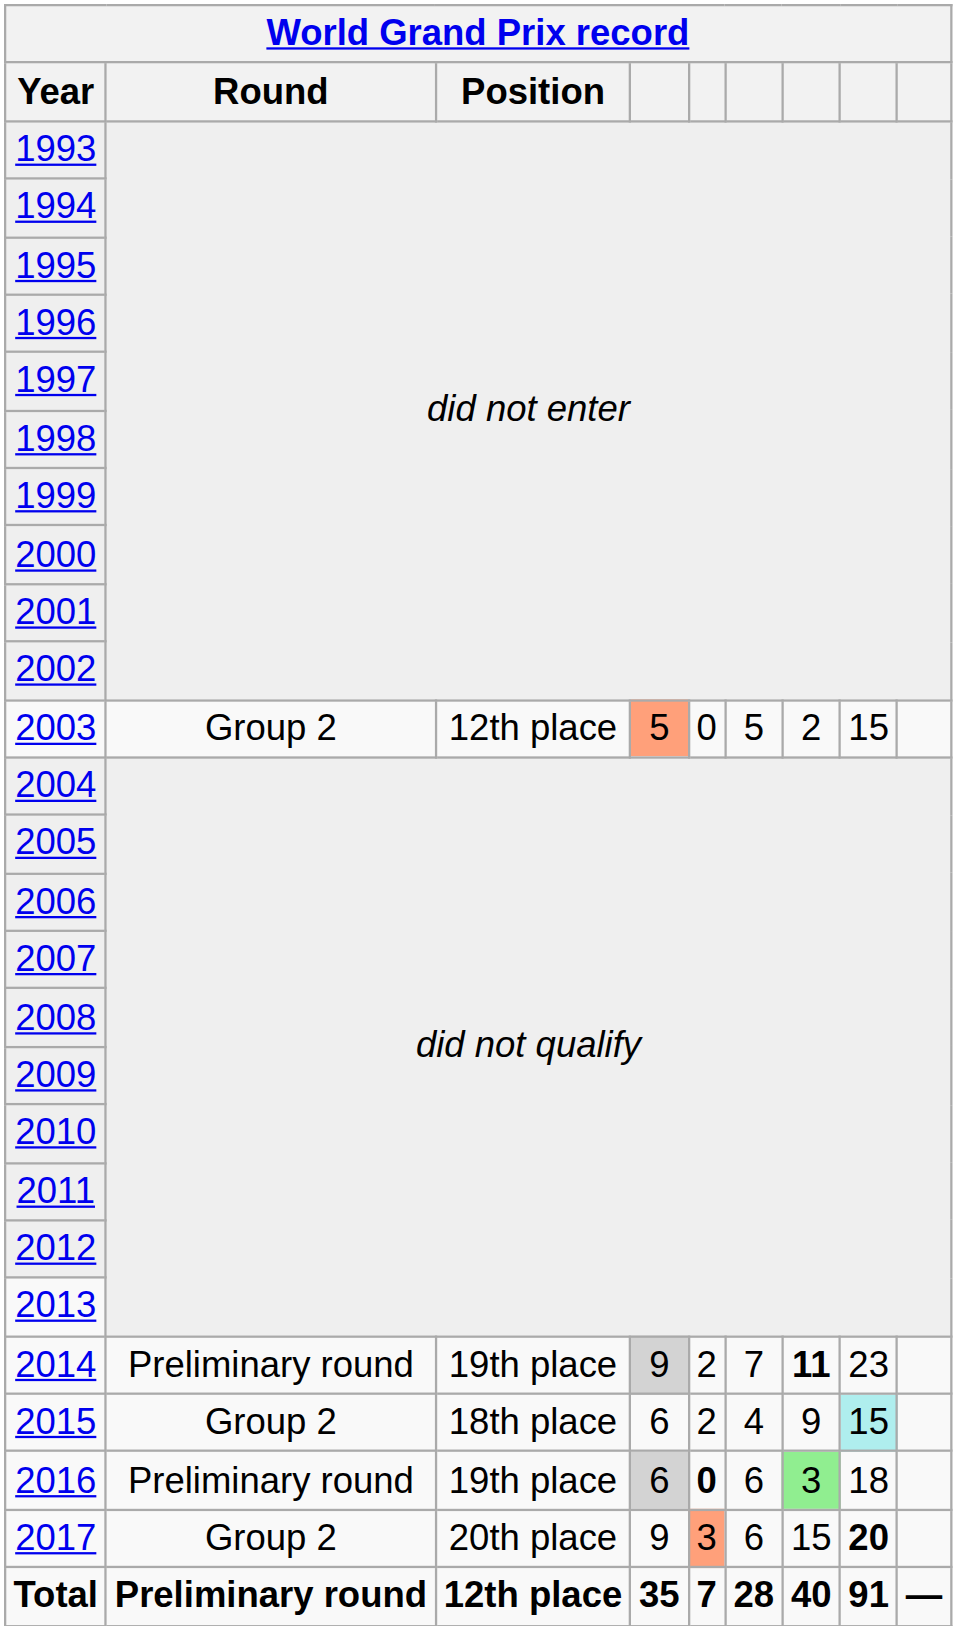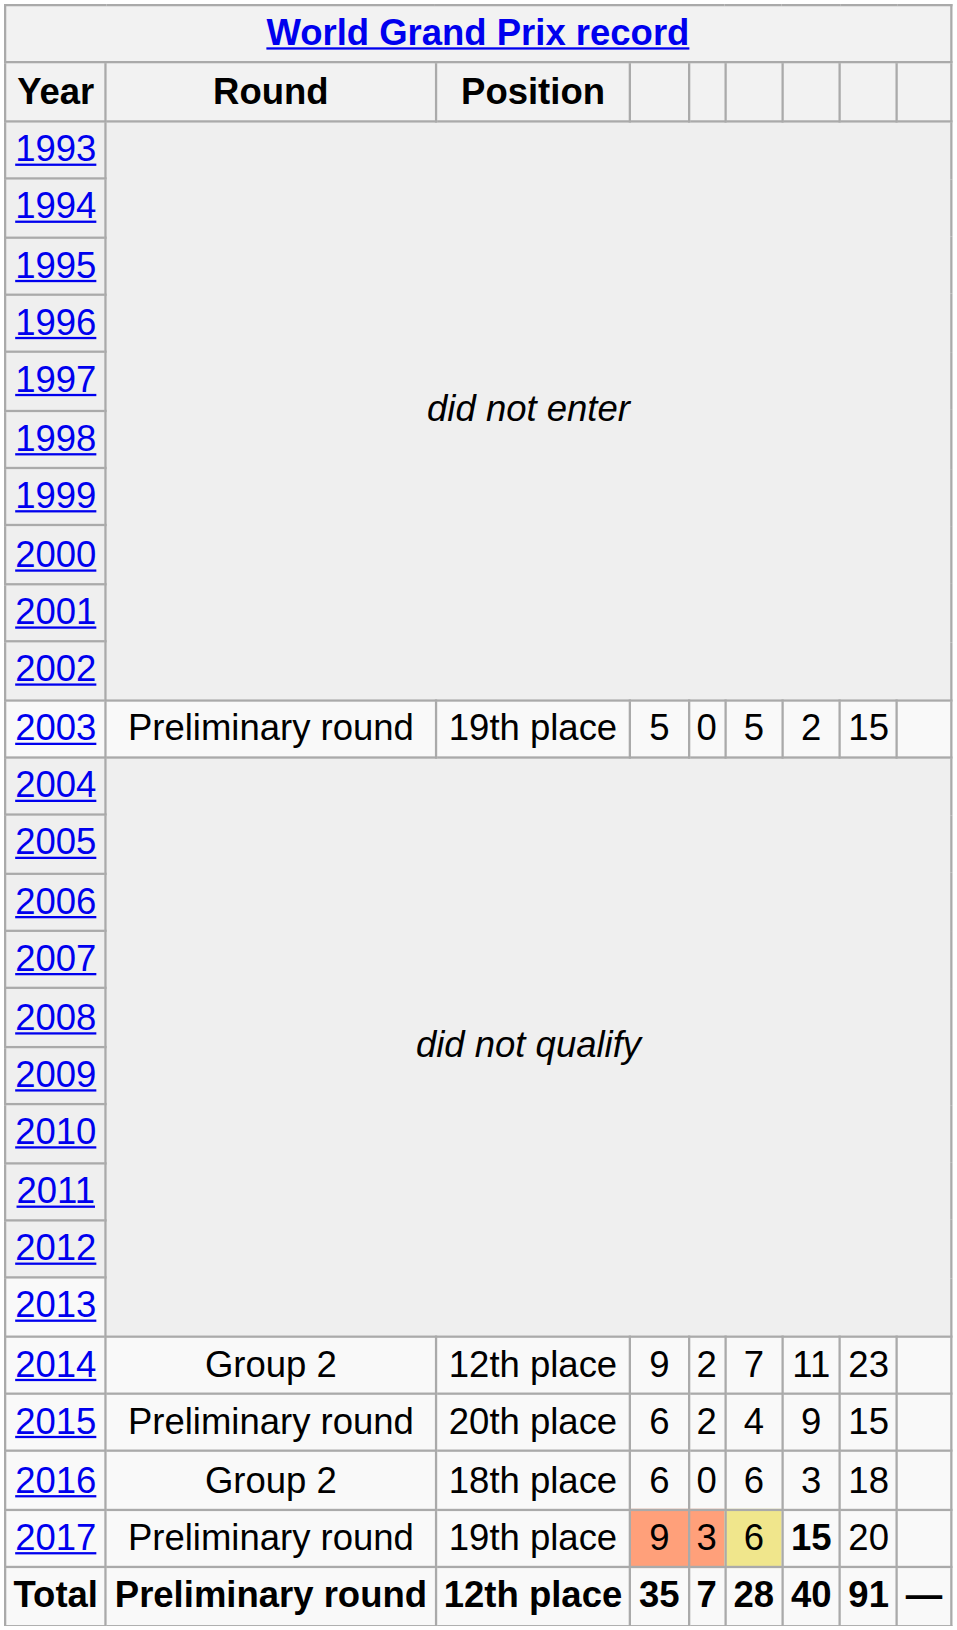(271, 727) Group 2 -> (271, 727) Preliminary round
(533, 727) 12th place -> (533, 727) 19th place
(659, 727) lightsalmon background -> (659, 727) no background
(271, 1364) Preliminary round -> (271, 1364) Group 2
(533, 1364) 19th place -> (533, 1364) 12th place
(659, 1364) lightgrey background -> (659, 1364) no background
(811, 1364) bold -> (811, 1364) normal
(271, 1421) Group 2 -> (271, 1421) Preliminary round
(533, 1421) 18th place -> (533, 1421) 20th place
(869, 1421) paleturquoise background -> (869, 1421) no background
(271, 1479) Preliminary round -> (271, 1479) Group 2
(533, 1479) 19th place -> (533, 1479) 18th place
(659, 1479) lightgrey background -> (659, 1479) no background
(707, 1479) bold -> (707, 1479) normal
(811, 1479) lightgreen background -> (811, 1479) no background
(271, 1537) Group 2 -> (271, 1537) Preliminary round
(533, 1537) 20th place -> (533, 1537) 19th place
(659, 1537) no background -> (659, 1537) lightsalmon background
(754, 1537) no background -> (754, 1537) khaki background
(811, 1537) normal -> (811, 1537) bold
(869, 1537) bold -> (869, 1537) normal
